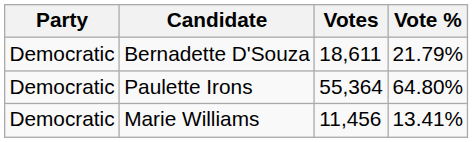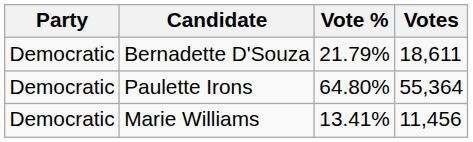columns swapped: (428, 20) <-> (351, 20)
